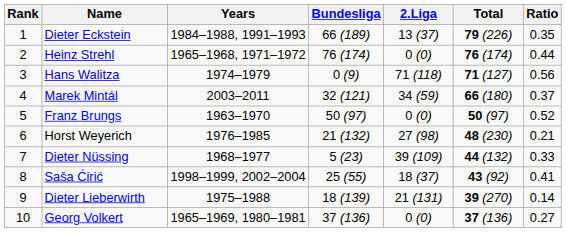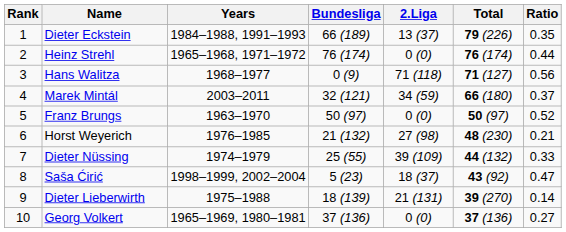(238, 75) 1974–1979 -> (238, 75) 1968–1977
(238, 156) 1968–1977 -> (238, 156) 1974–1979
(346, 156) 5 (23) -> (346, 156) 25 (55)
(346, 177) 25 (55) -> (346, 177) 5 (23)
(542, 177) 0.41 -> (542, 177) 0.47
